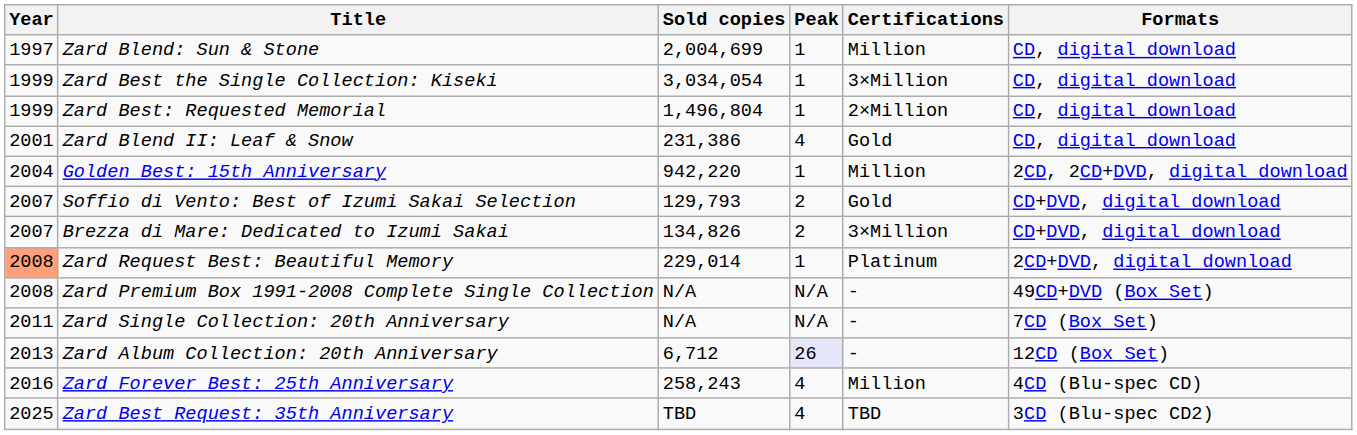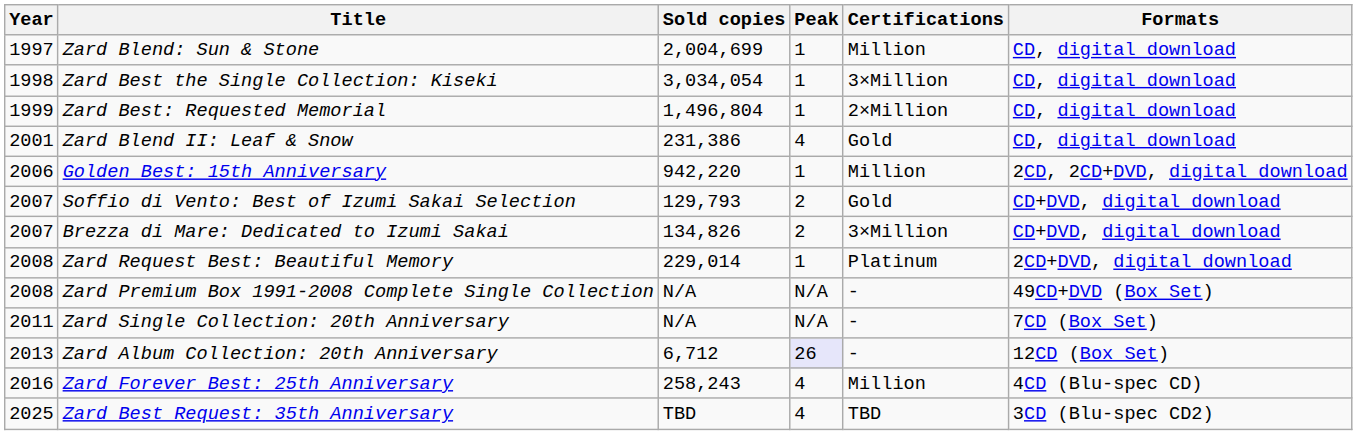(31, 80) 1999 -> (31, 80) 1998
(31, 171) 2004 -> (31, 171) 2006
(31, 262) lightsalmon background -> (31, 262) no background
